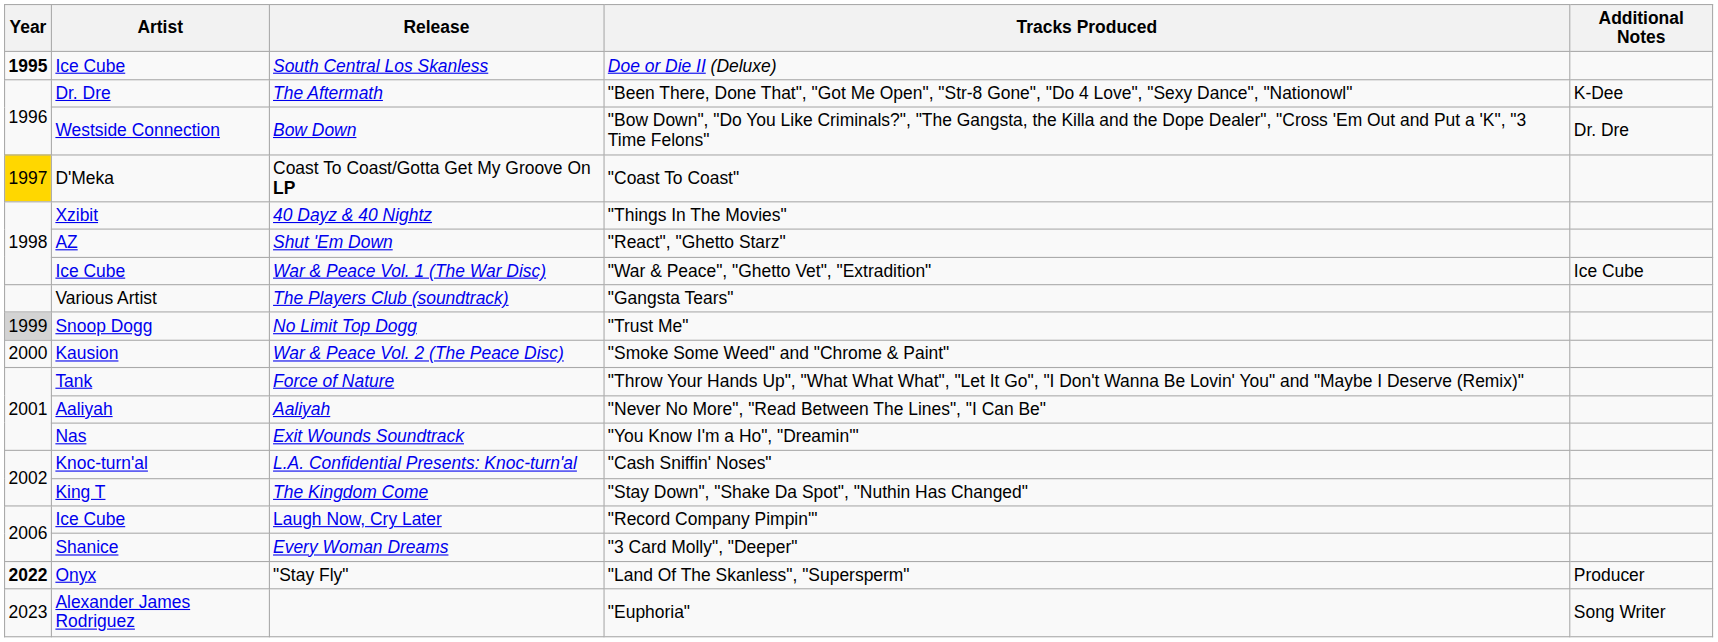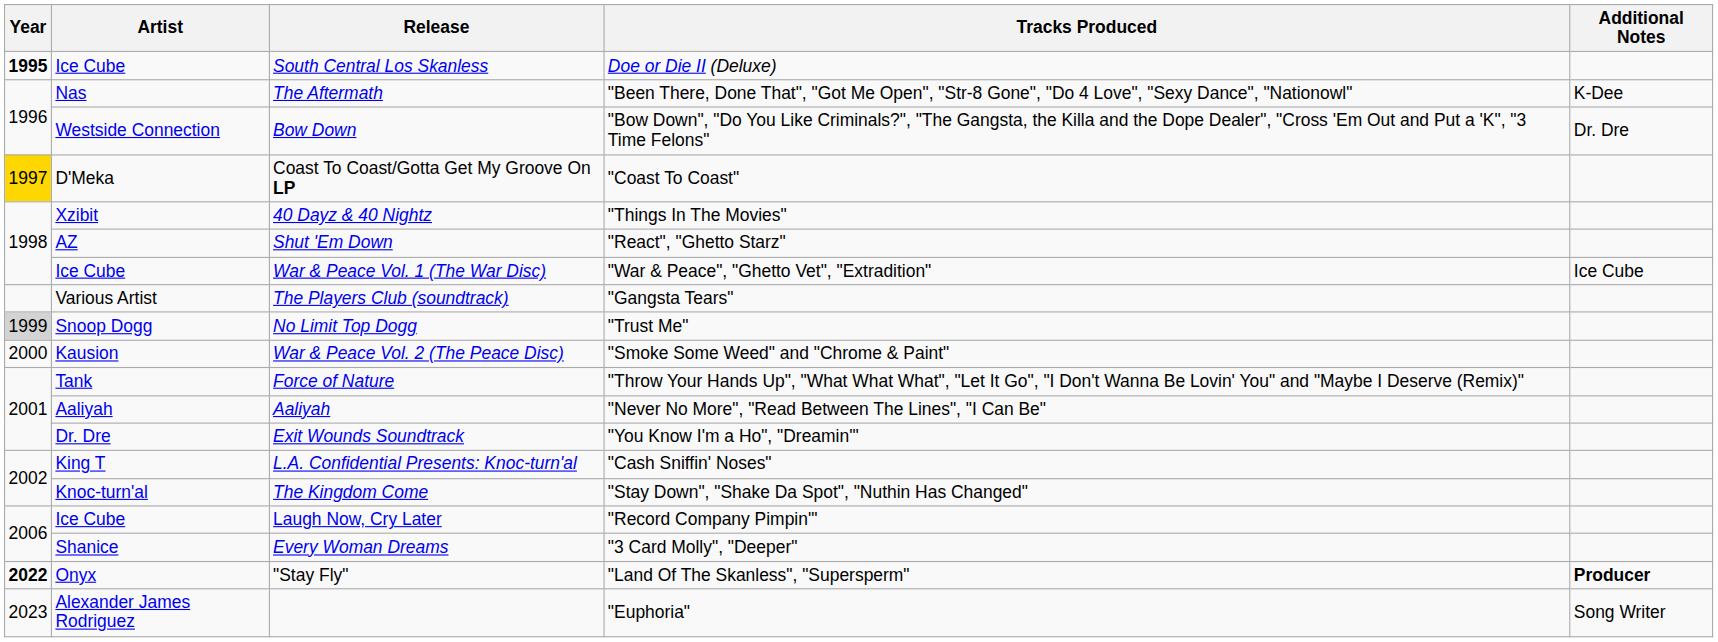(83, 93) Dr. Dre -> (71, 93) Nas
(71, 436) Nas -> (83, 436) Dr. Dre
(102, 464) Knoc-turn'al -> (80, 464) King T
(80, 492) King T -> (102, 492) Knoc-turn'al
(1609, 575) normal -> (1612, 575) bold
